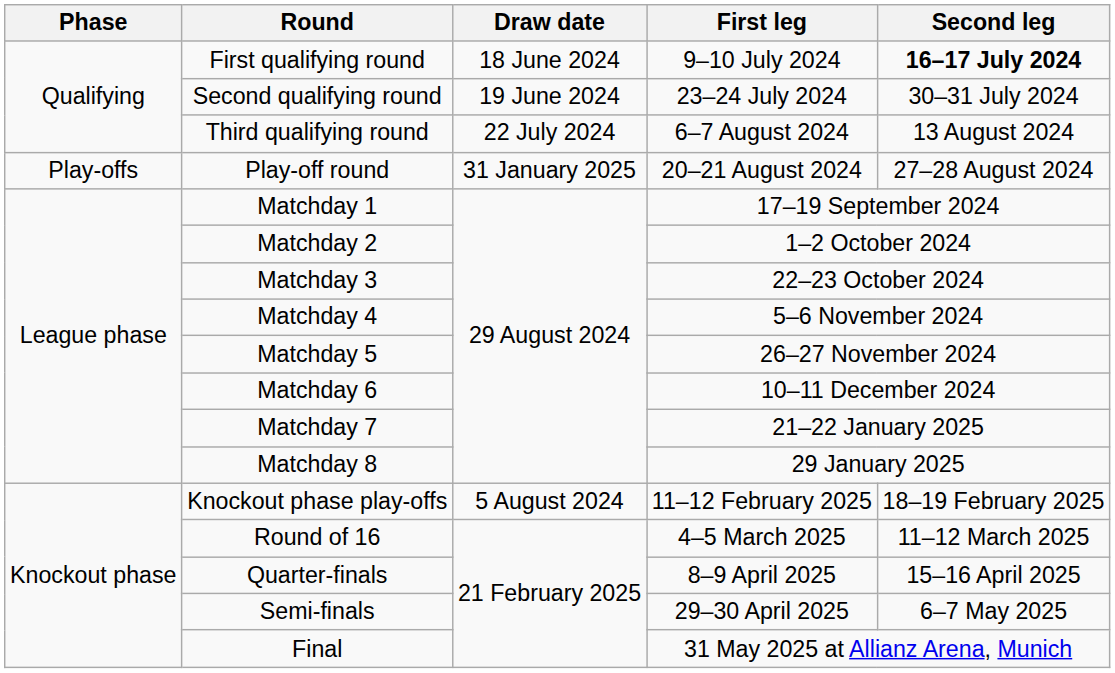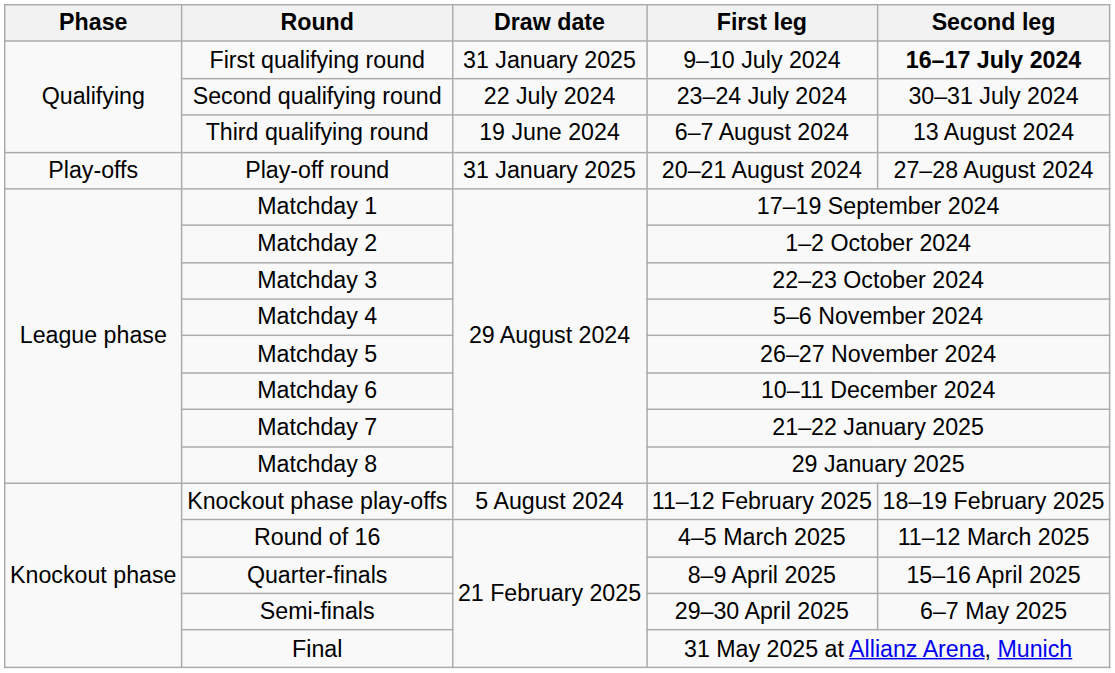(550, 59) 18 June 2024 -> (550, 59) 31 January 2025
(550, 96) 19 June 2024 -> (550, 96) 22 July 2024
(550, 133) 22 July 2024 -> (550, 133) 19 June 2024
